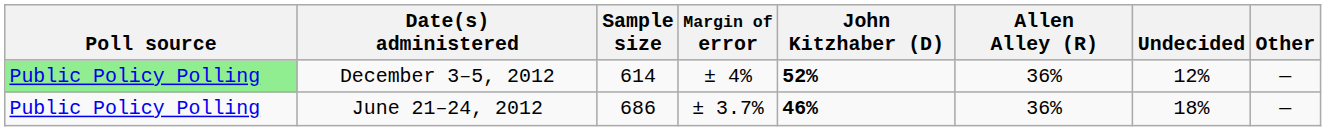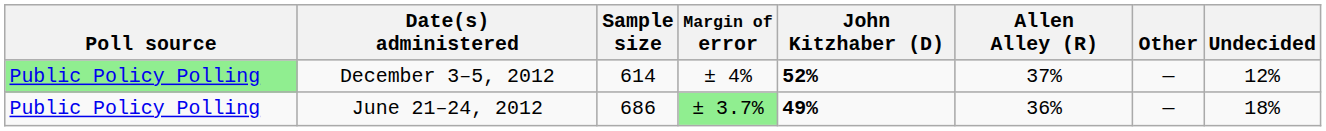columns swapped: (1285, 44) <-> (1191, 44)
(1044, 76) 36% -> (1044, 76) 37%
(728, 109) no background -> (728, 109) lightgreen background
(800, 109) 46% -> (800, 109) 49%
